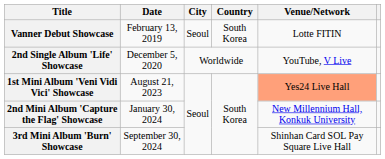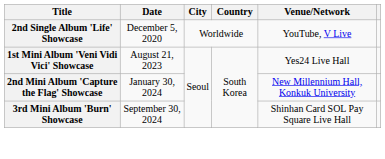- row: (62, 33)
(317, 87) lightsalmon background -> (317, 60) no background
